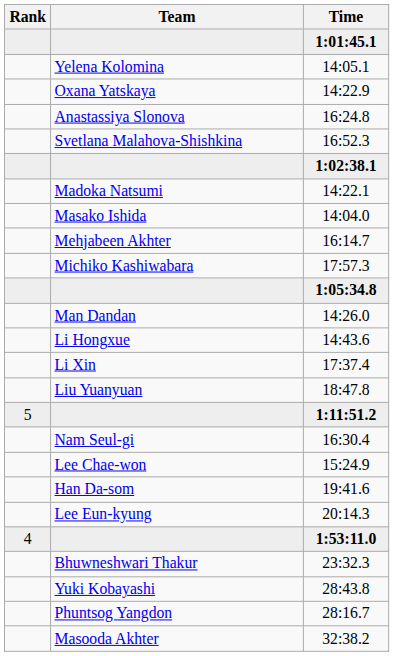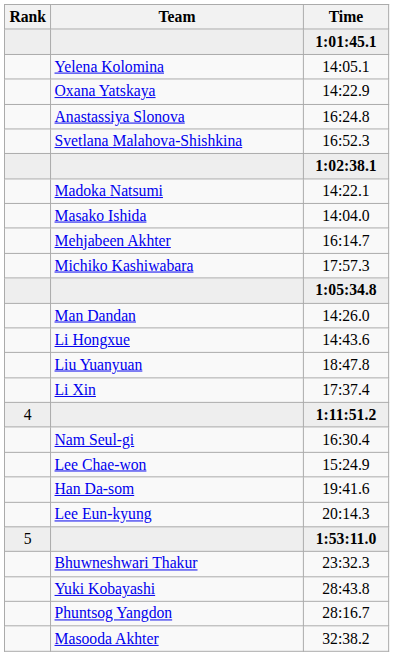rows swapped: (346, 365) <-> (346, 389)
(28, 414) 5 -> (28, 414) 4
(28, 539) 4 -> (28, 539) 5
